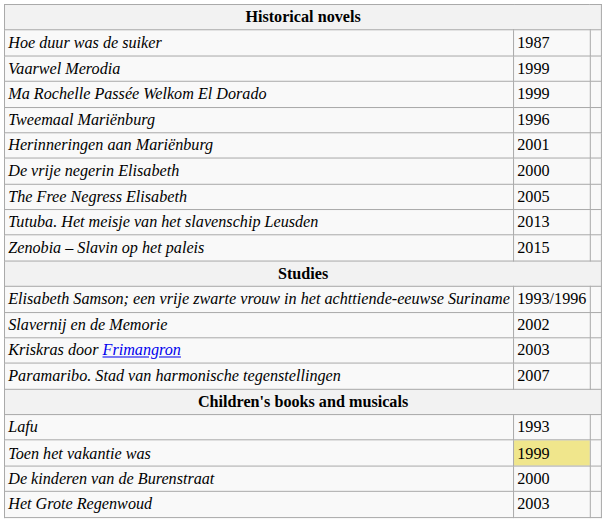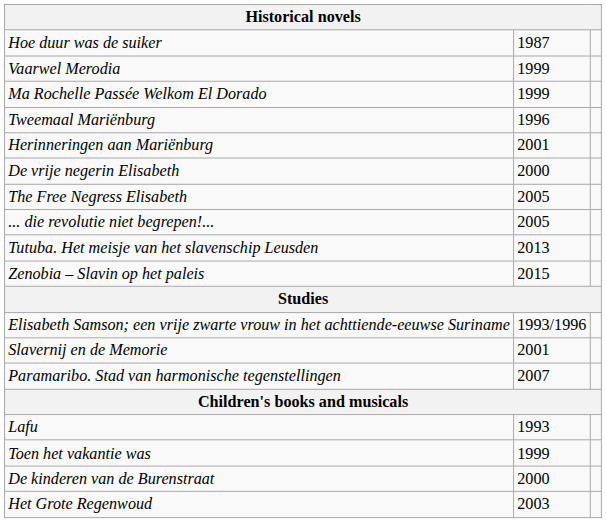+ row: (111, 222)
(533, 324) 2002 -> (533, 350) 2001
- row: (95, 350)
(533, 453) khaki background -> (533, 453) no background
